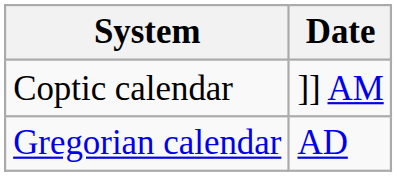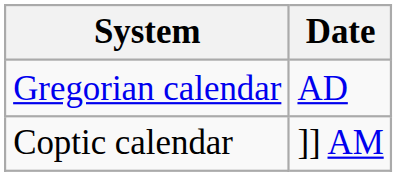rows swapped: (147, 142) <-> (123, 87)
